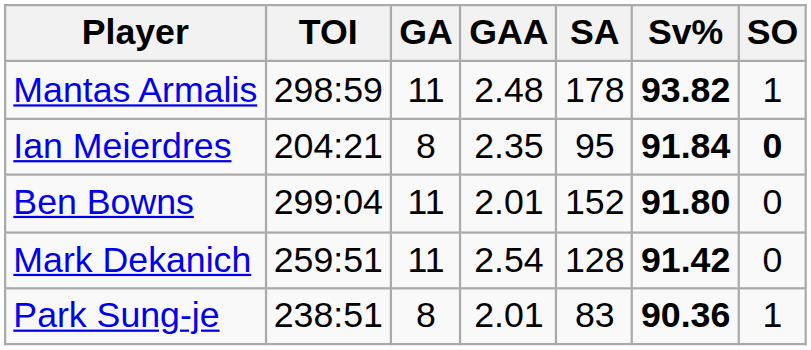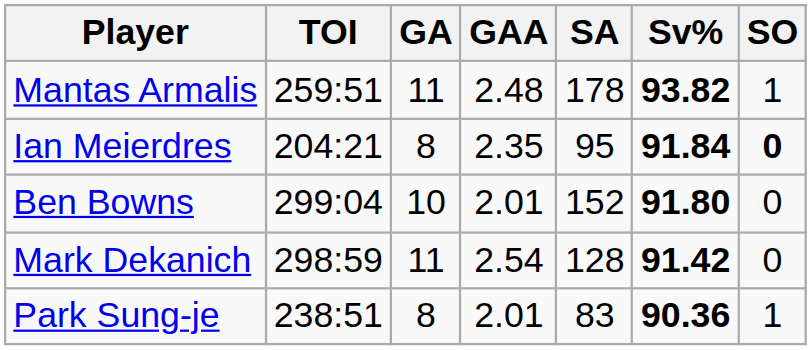(328, 89) 298:59 -> (328, 89) 259:51
(426, 202) 11 -> (426, 202) 10
(328, 259) 259:51 -> (328, 259) 298:59
